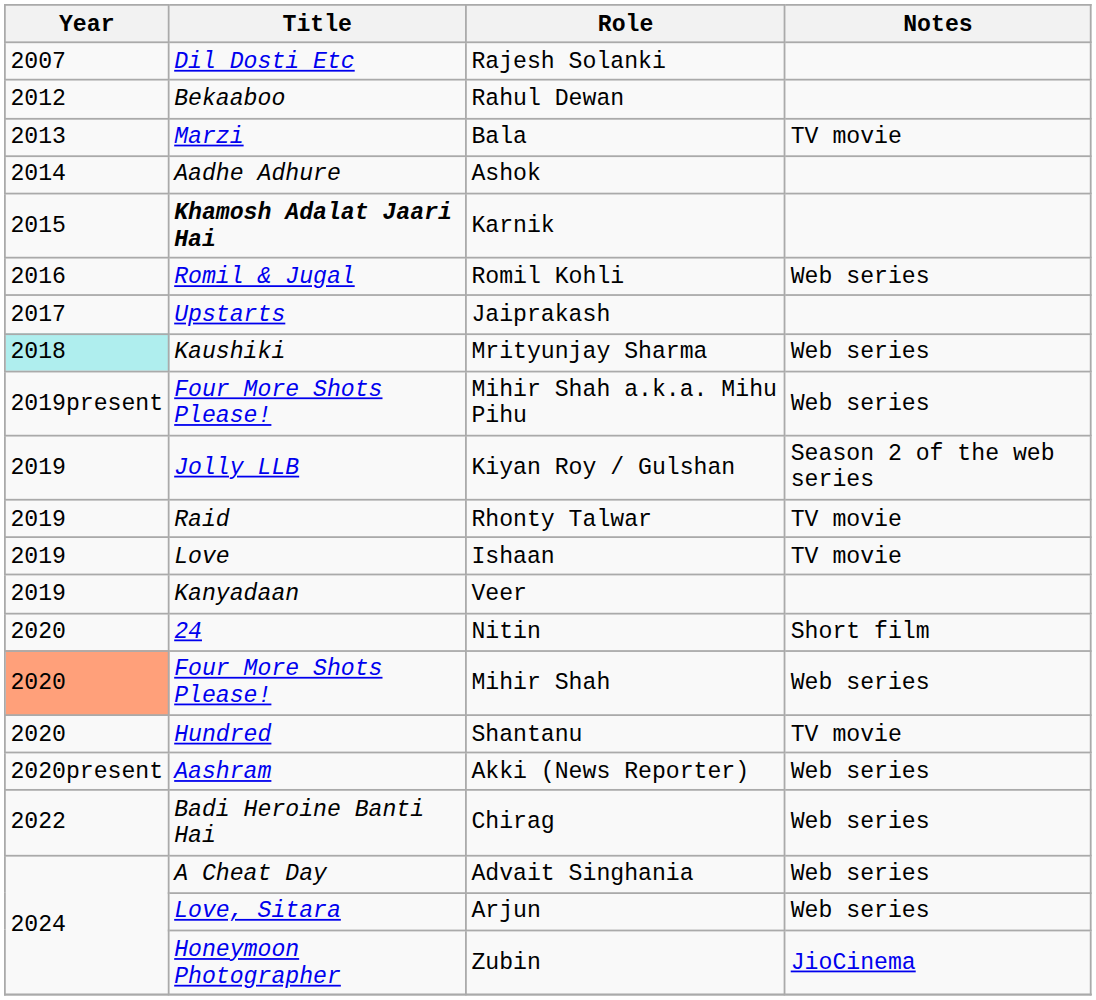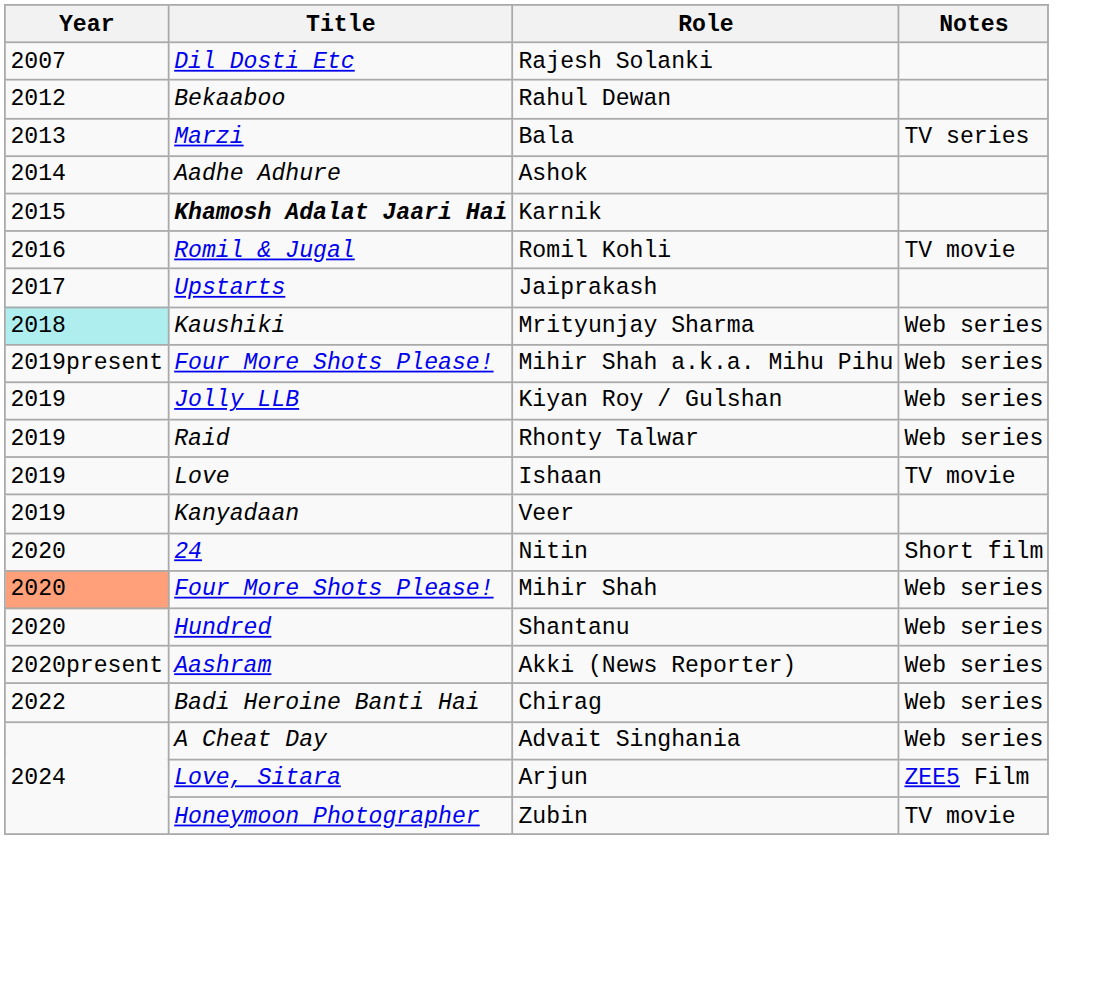(846, 137) TV movie -> (967, 137) TV series
(860, 277) Web series -> (960, 250) TV movie
(923, 468) Season 2 of the web series -> (974, 401) Web series
(846, 519) TV movie -> (974, 439) Web series
(846, 734) TV movie -> (974, 627) Web series
(860, 912) Web series -> (967, 778) ZEE5 Film
(853, 963) JioCinema -> (960, 816) TV movie
